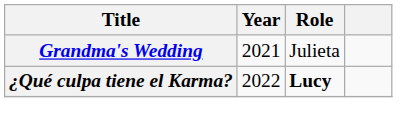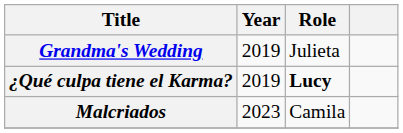(261, 50) 2021 -> (261, 50) 2019
(261, 81) 2022 -> (261, 81) 2019
+ row: (121, 111)
